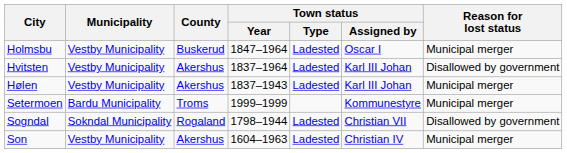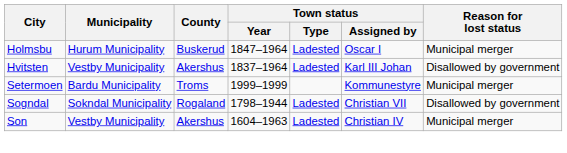(116, 49) Vestby Municipality -> (116, 49) Hurum Municipality
- row: (22, 85)
